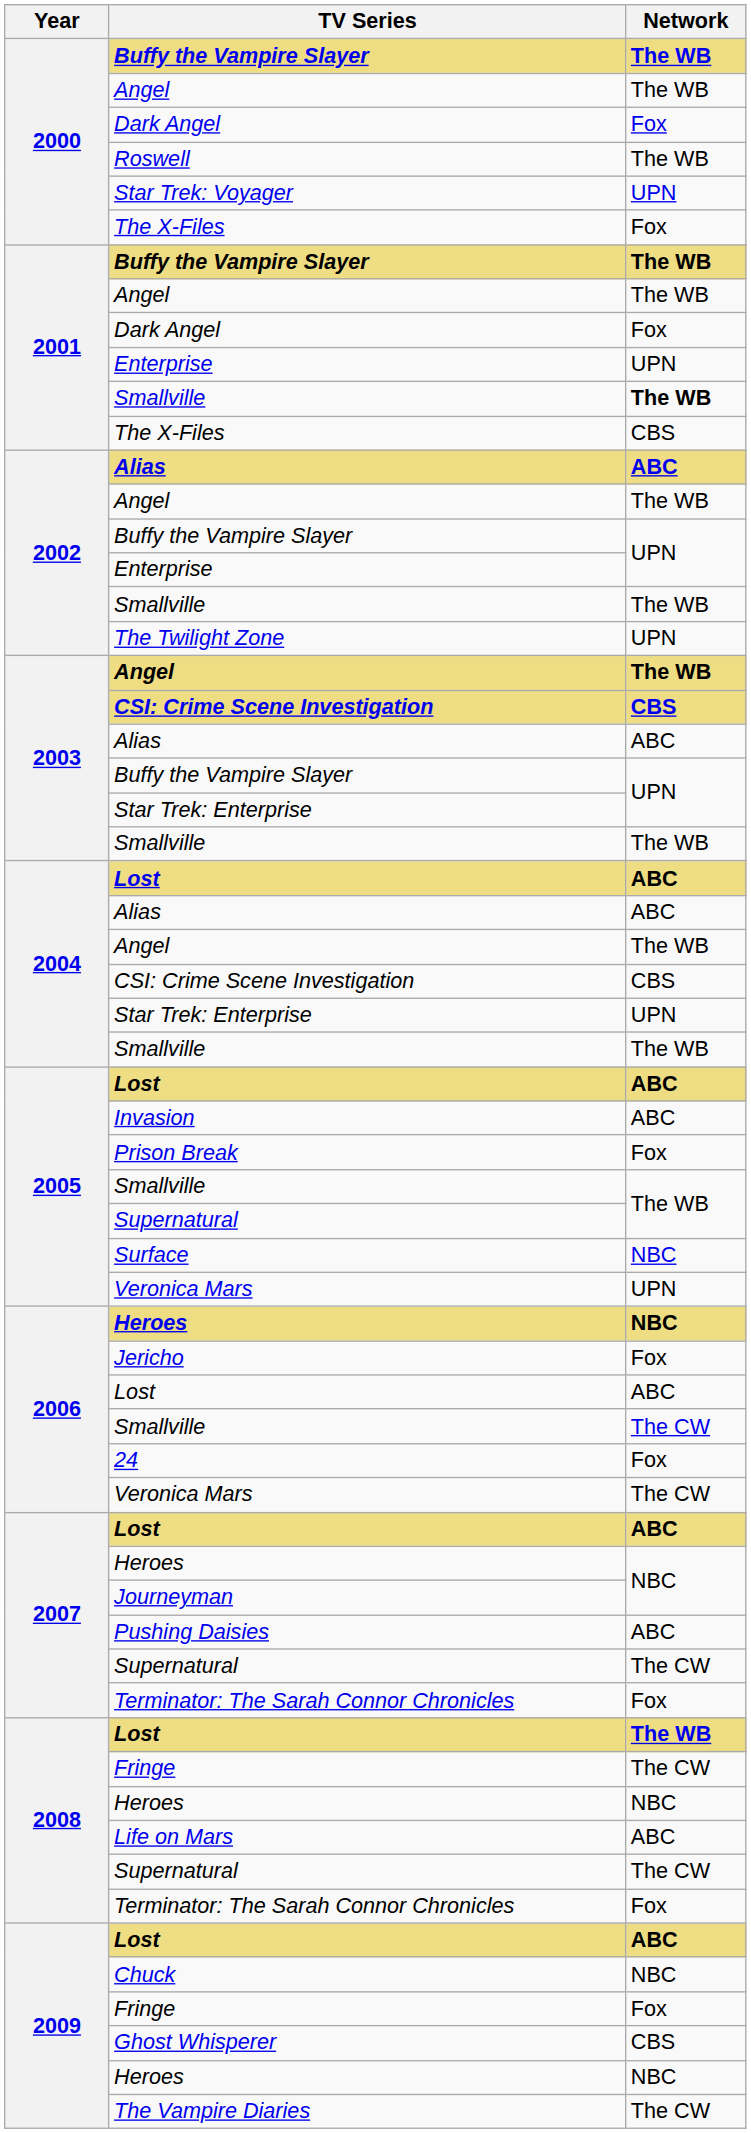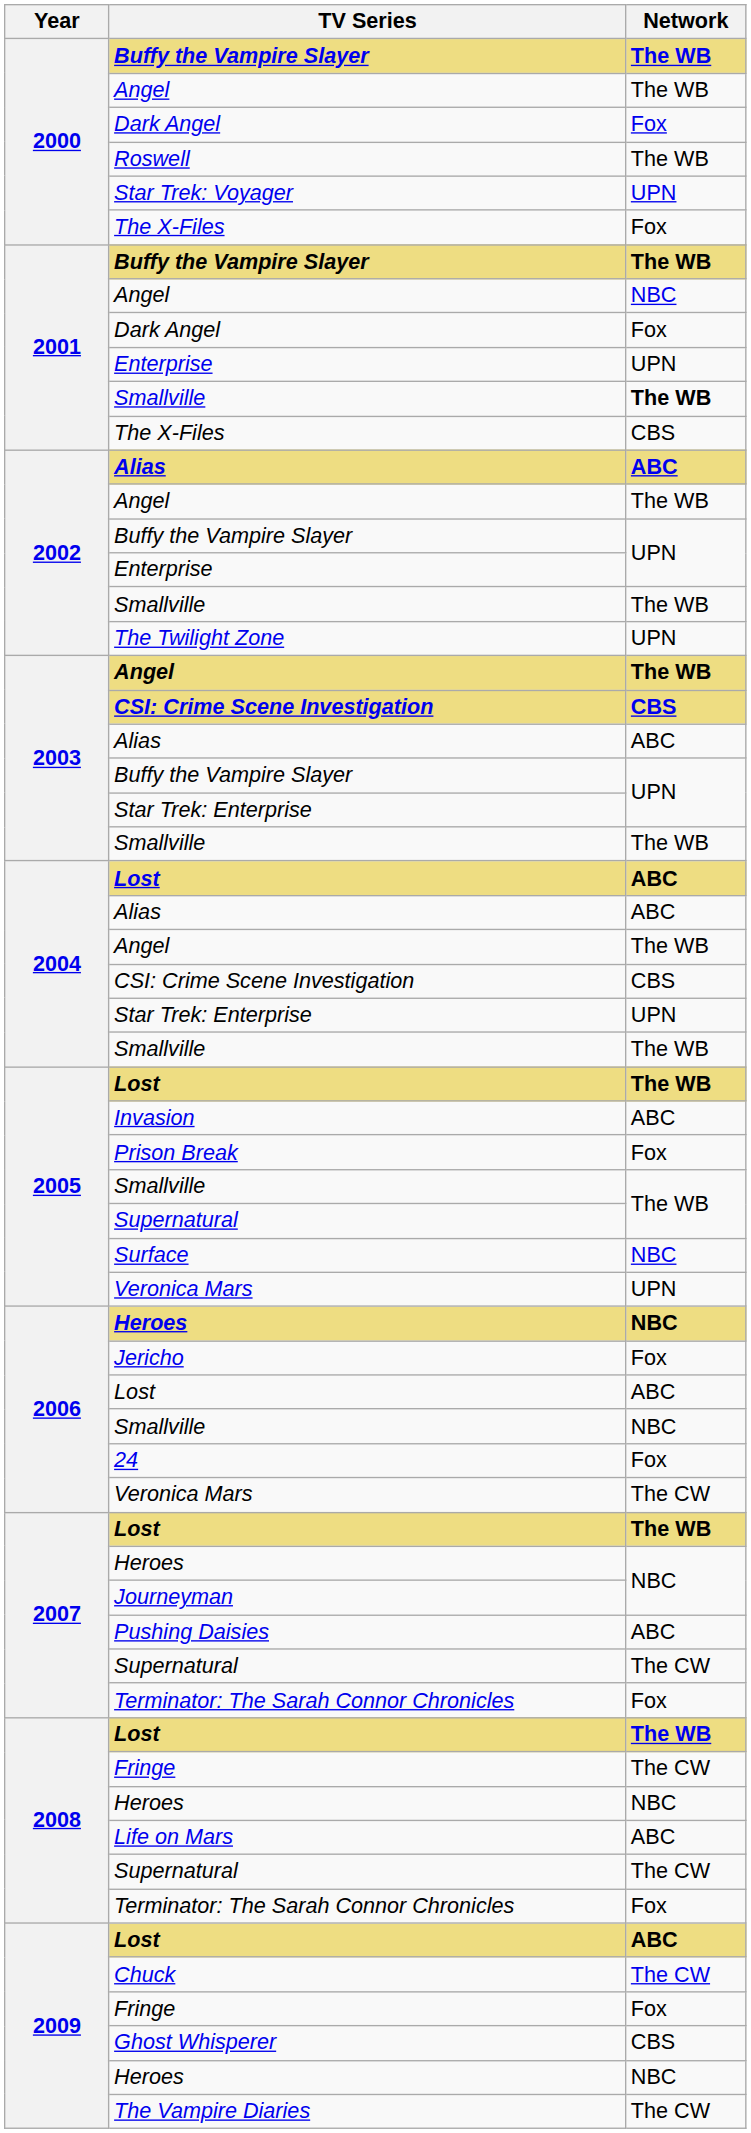(670, 295) The WB -> (654, 295) NBC
(654, 1083) ABC -> (671, 1083) The WB
(670, 1426) The CW -> (654, 1426) NBC
(654, 1528) ABC -> (671, 1528) The WB
(654, 1974) NBC -> (670, 1974) The CW
